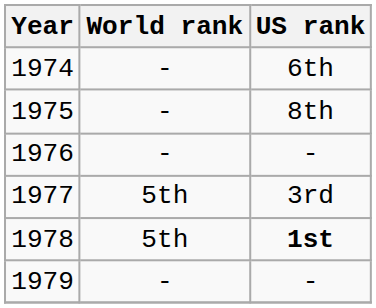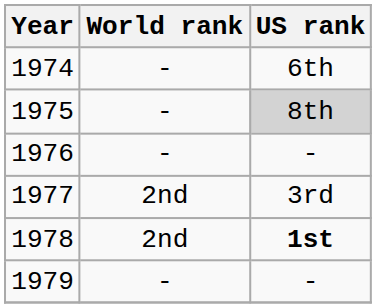(311, 111) no background -> (311, 111) lightgrey background
(165, 197) 5th -> (165, 197) 2nd
(165, 239) 5th -> (165, 239) 2nd
